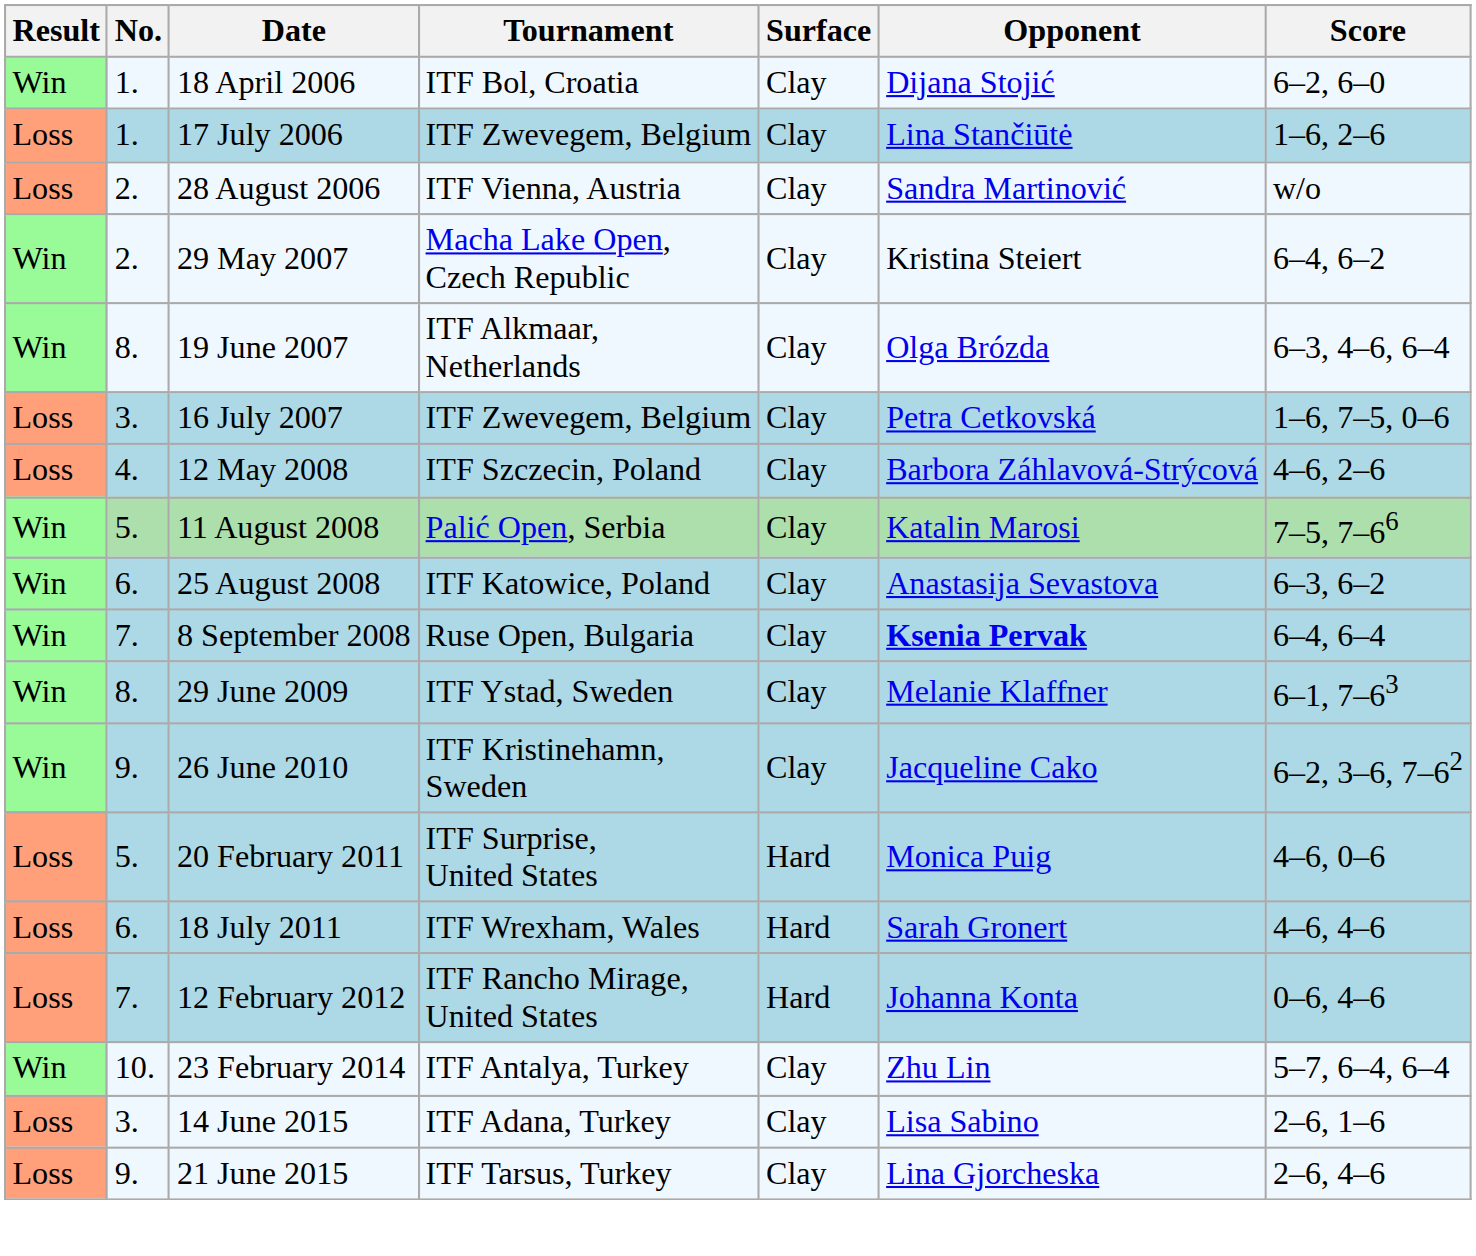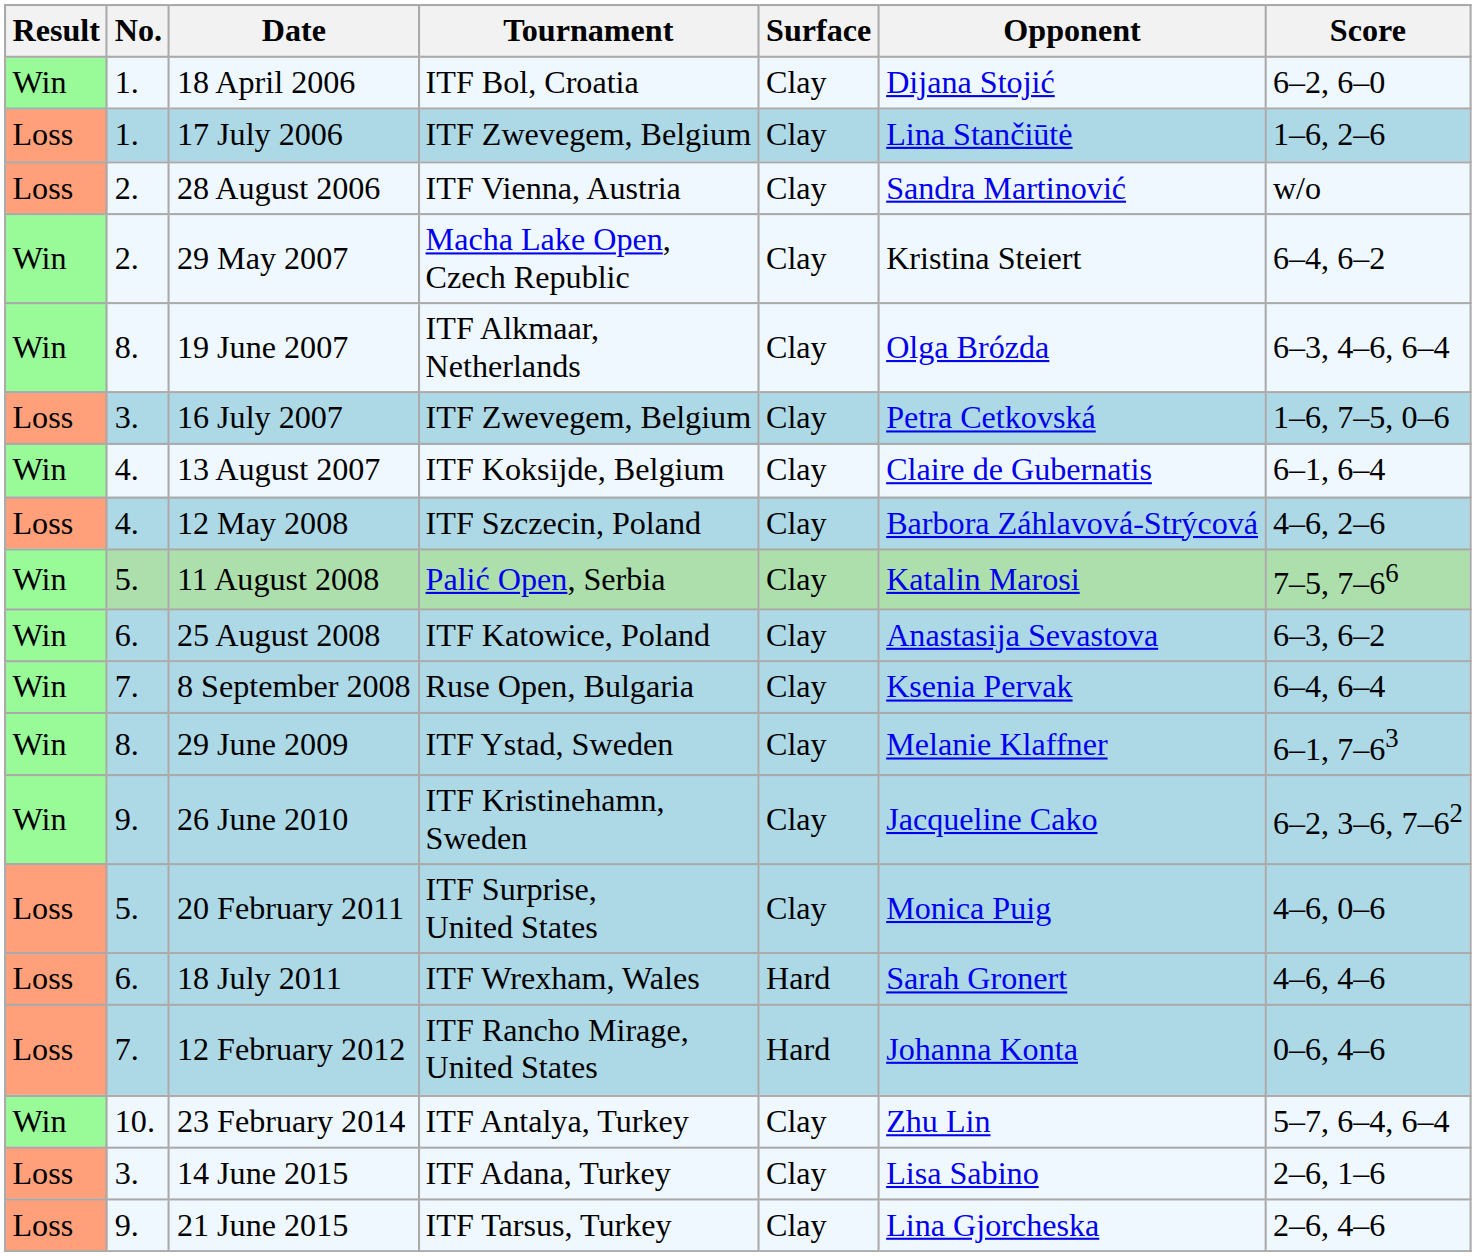+ row: (279, 469)
(987, 634) bold -> (979, 686) normal
(798, 855) Hard -> (796, 907) Clay
